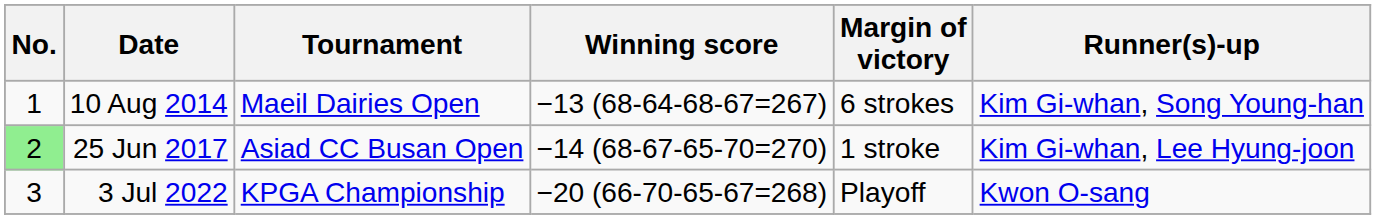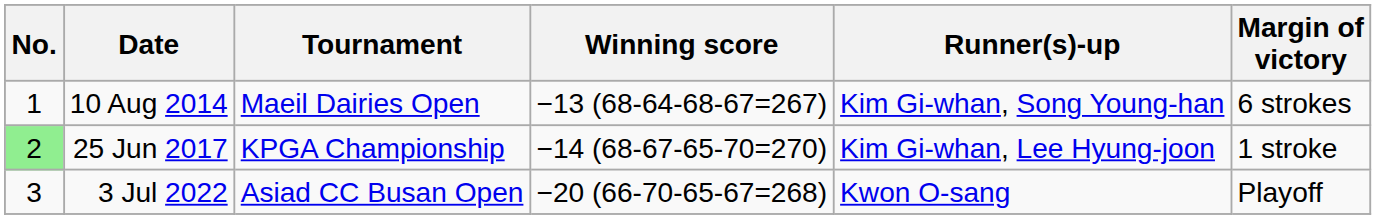columns swapped: (903, 43) <-> (1172, 43)
(382, 148) Asiad CC Busan Open -> (373, 148) KPGA Championship
(373, 192) KPGA Championship -> (382, 192) Asiad CC Busan Open
